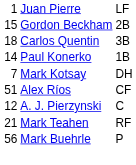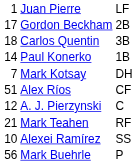(11, 25) 15 -> (11, 25) 17
+ row: (60, 139)
